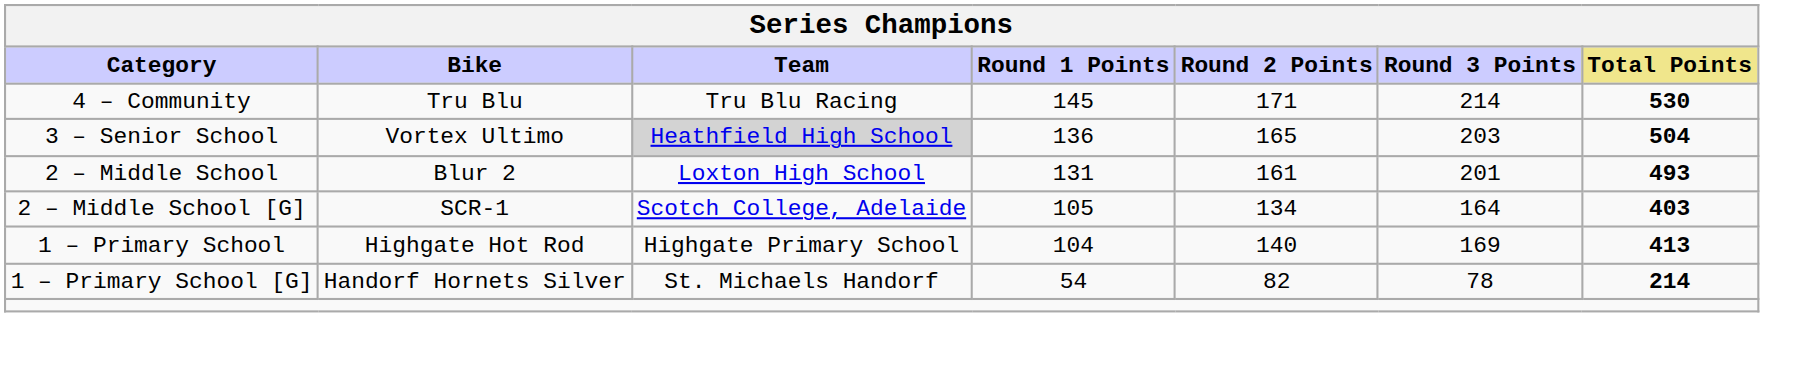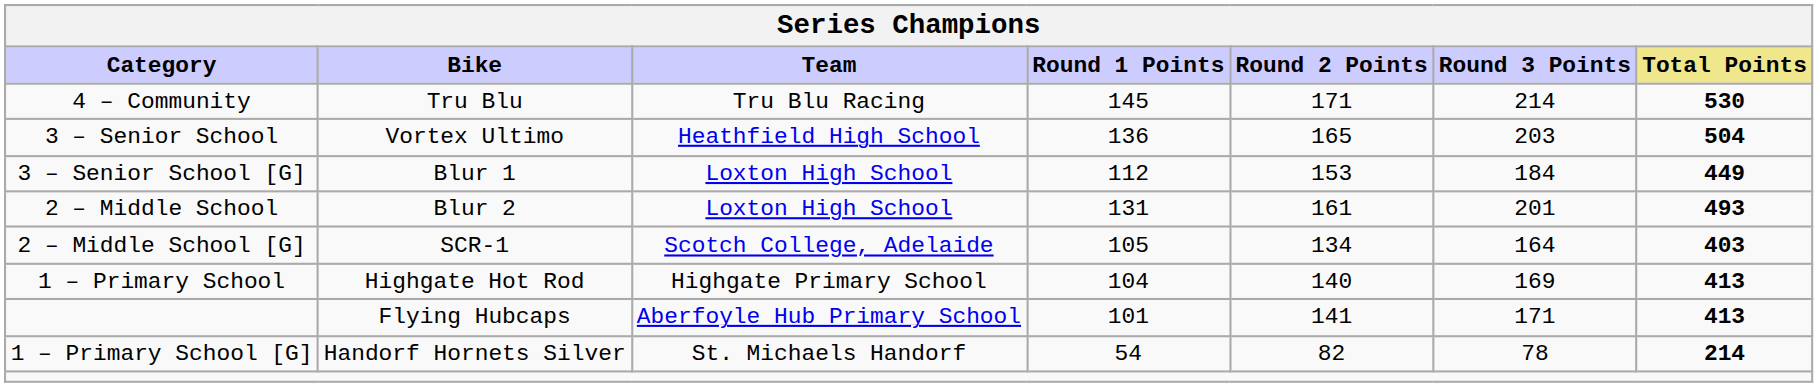(801, 137) lightgrey background -> (829, 137) no background
+ row: (475, 173)
+ row: (475, 318)
